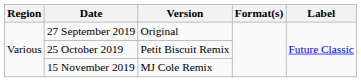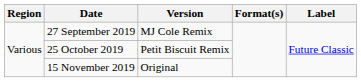(159, 31) Original -> (176, 31) MJ Cole Remix
(176, 67) MJ Cole Remix -> (159, 67) Original
